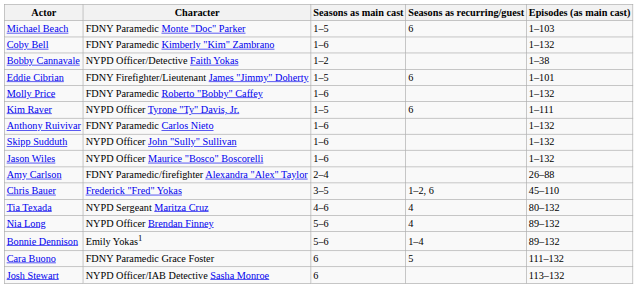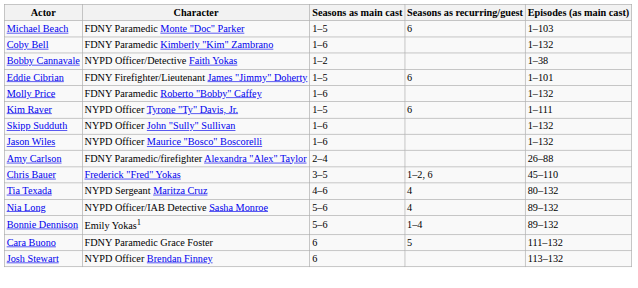- row: (44, 126)
(150, 223) NYPD Officer Brendan Finney -> (176, 207) NYPD Officer/IAB Detective Sasha Monroe
(177, 275) NYPD Officer/IAB Detective Sasha Monroe -> (149, 258) NYPD Officer Brendan Finney
